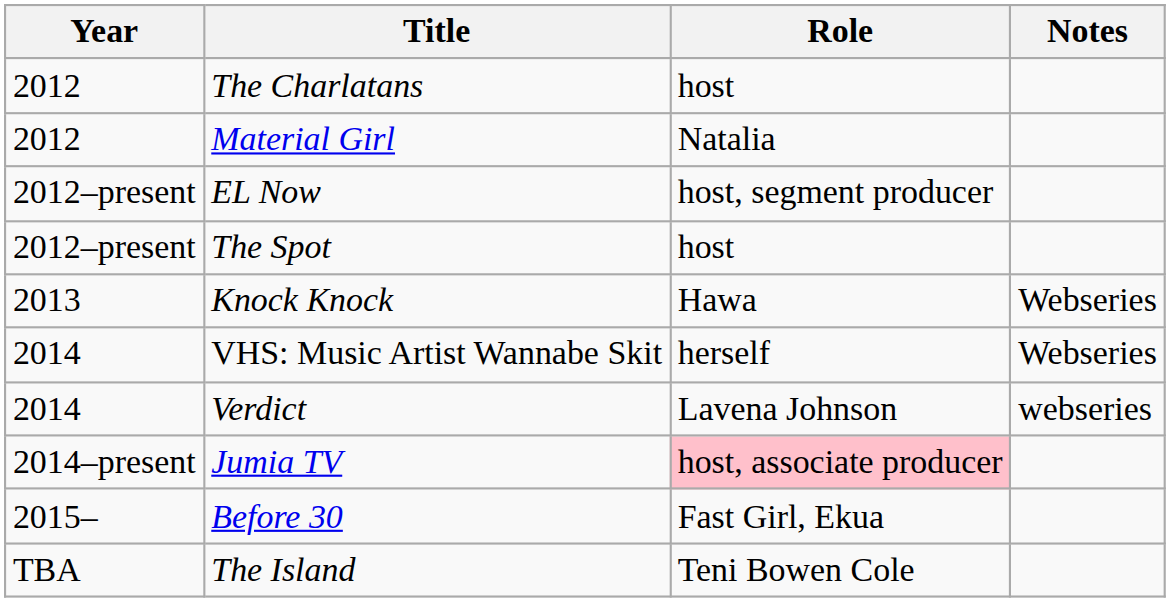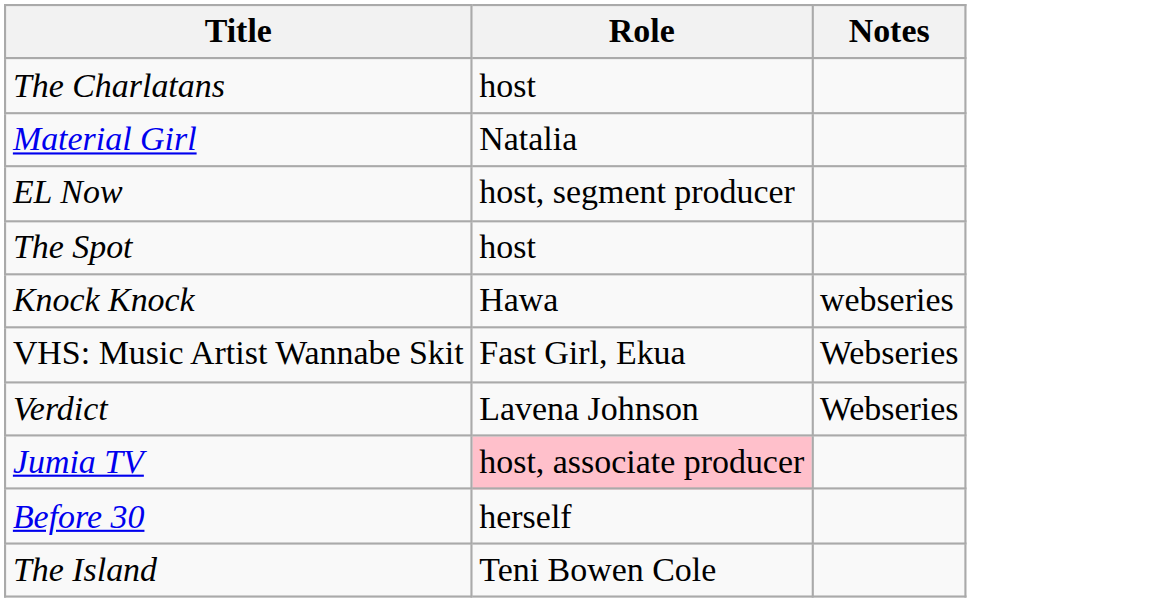- column: (104, 31)
(1088, 300) Webseries -> (887, 300) webseries
(724, 354) herself -> (582, 354) Fast Girl, Ekua
(1085, 407) webseries -> (889, 407) Webseries
(781, 515) Fast Girl, Ekua -> (525, 515) herself
